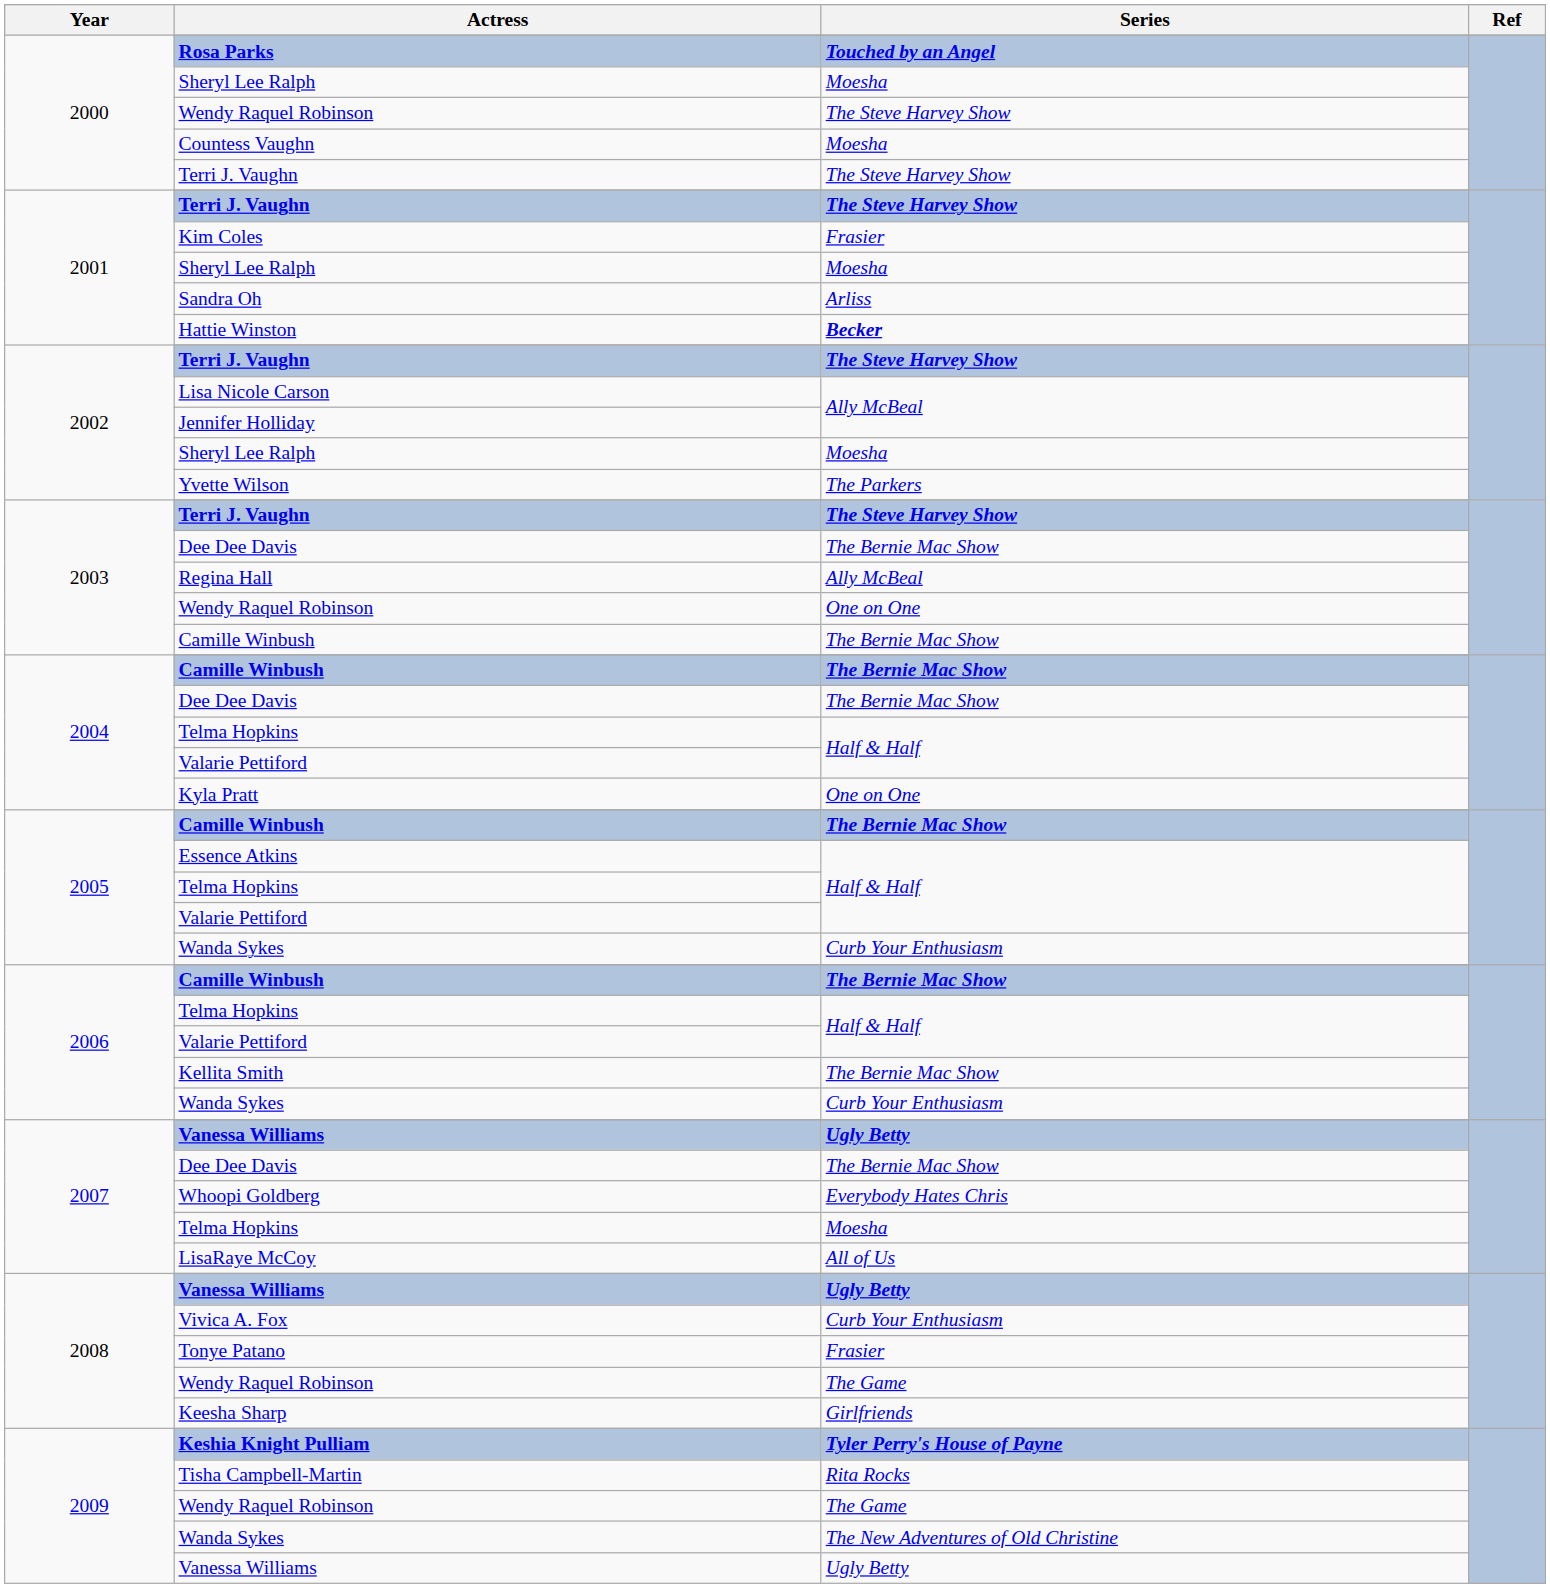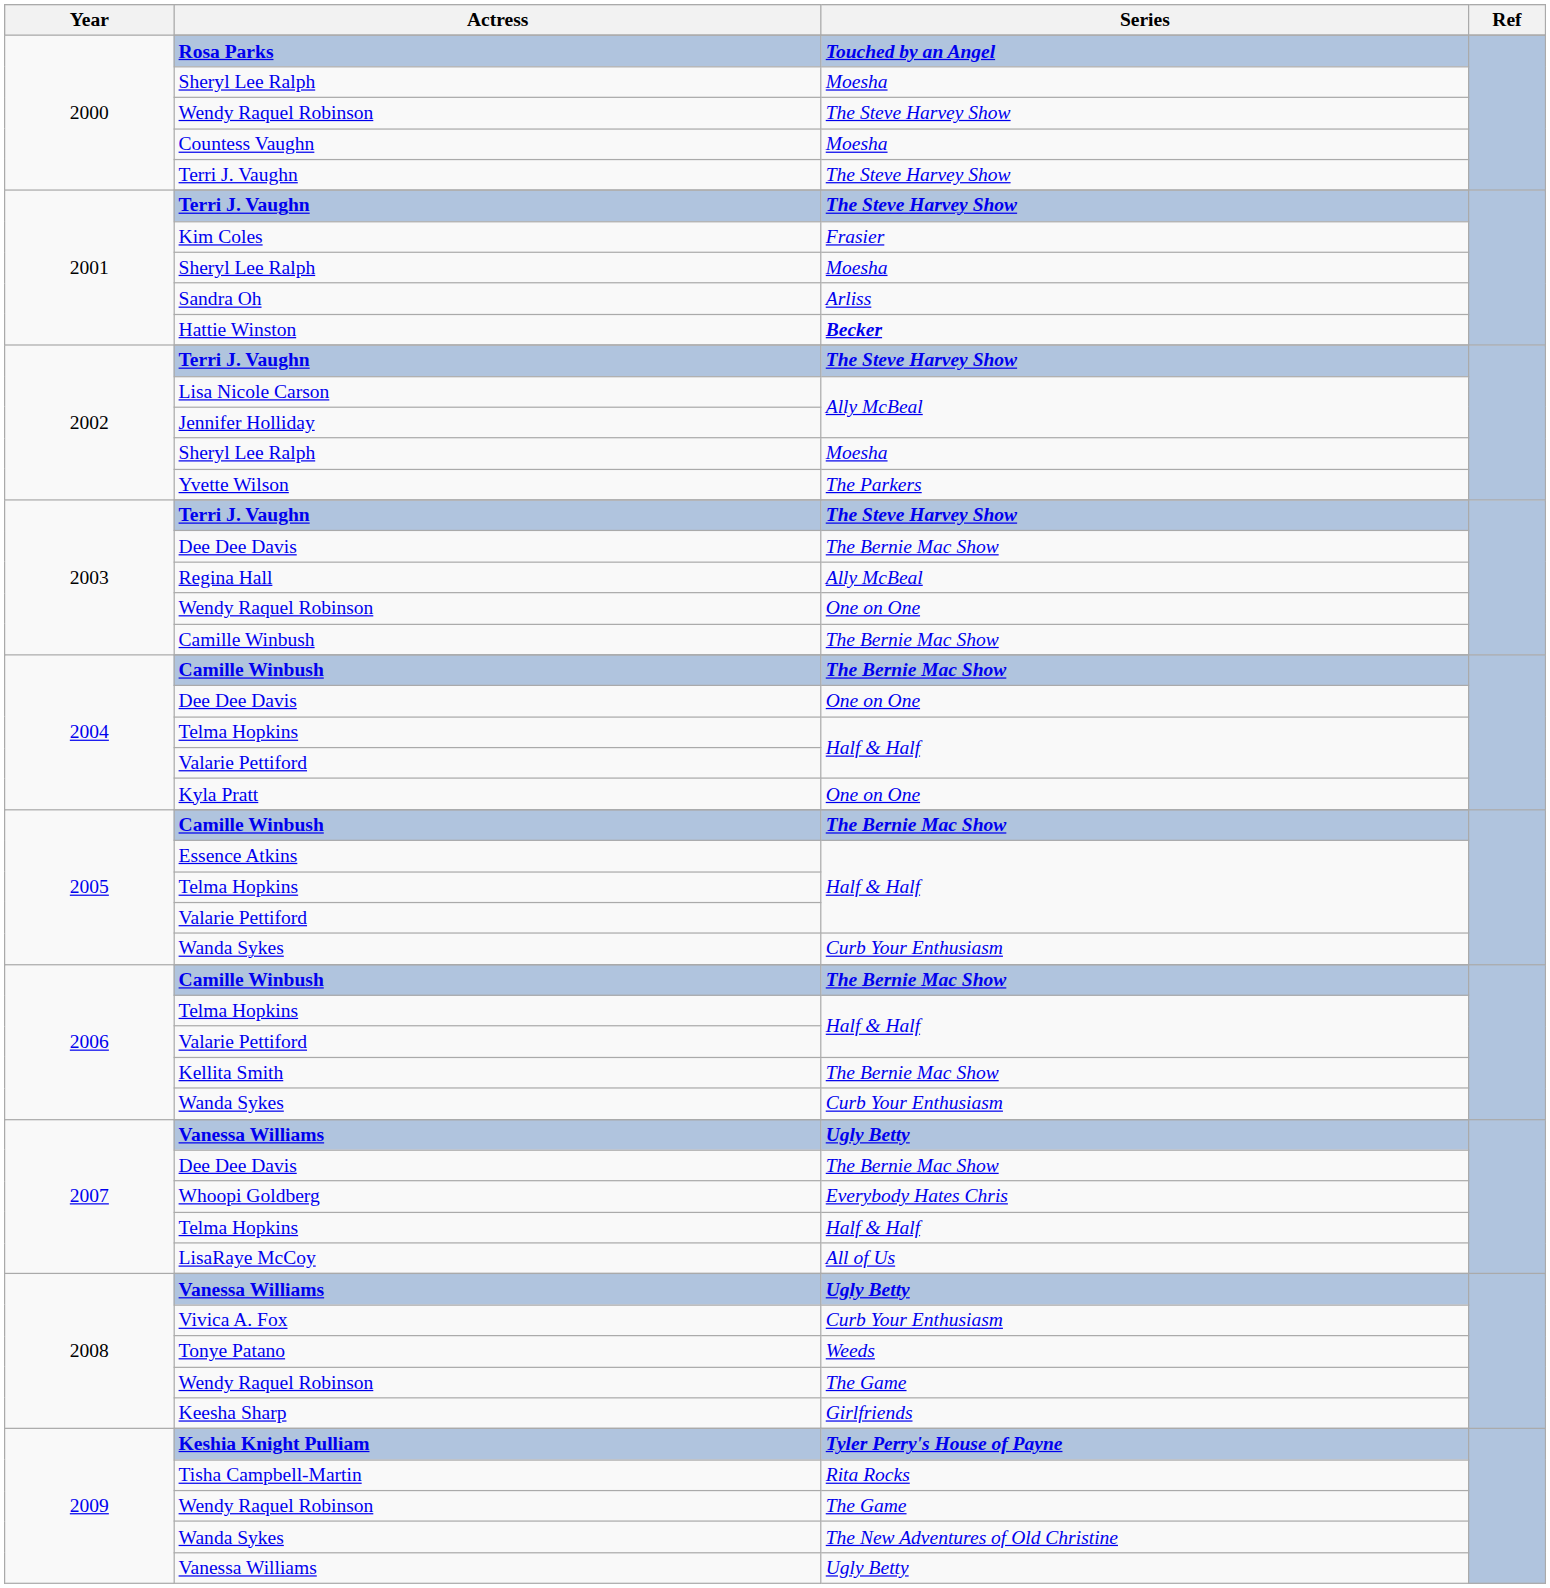(912, 701) The Bernie Mac Show -> (873, 701) One on One
(857, 1227) Moesha -> (873, 1227) Half & Half
(855, 1351) Frasier -> (850, 1351) Weeds
